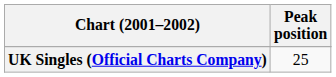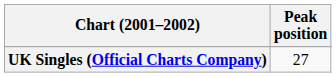(301, 59) 25 -> (301, 59) 27
